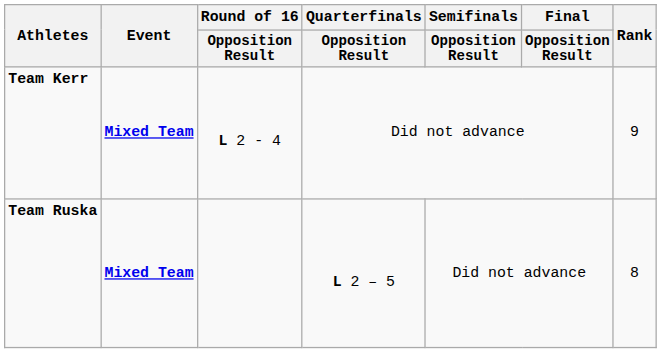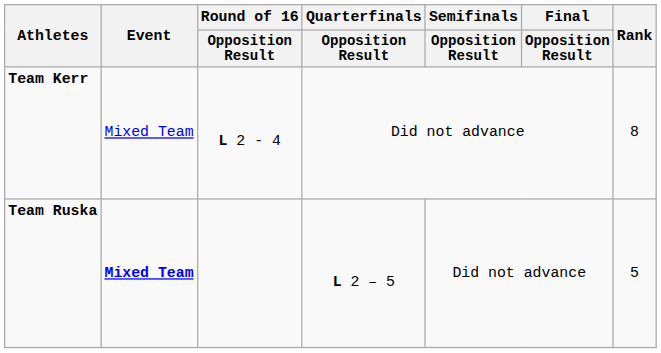(149, 132) bold -> (149, 132) normal
(635, 132) 9 -> (635, 132) 8
(635, 273) 8 -> (635, 273) 5
